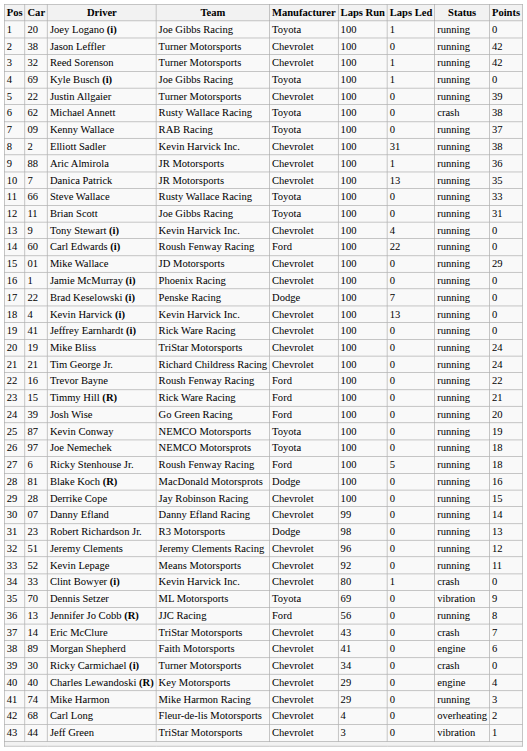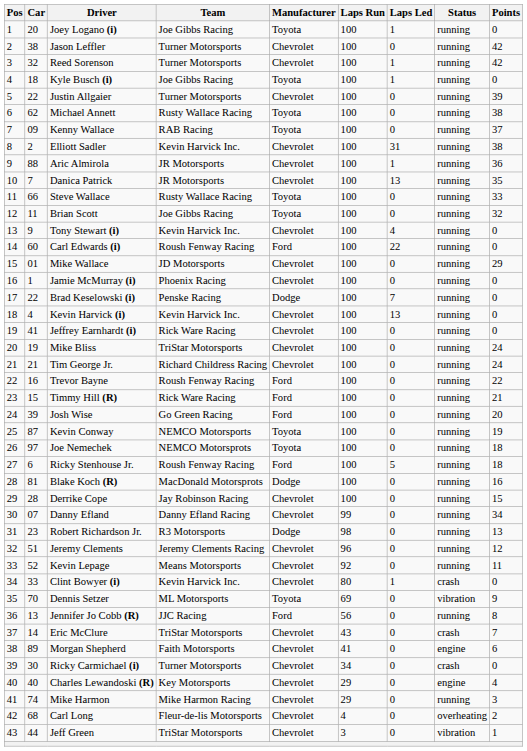(33, 79) 69 -> (33, 79) 18
(448, 113) crash -> (454, 113) running
(497, 213) 31 -> (497, 213) 32
(497, 515) 14 -> (497, 515) 34
